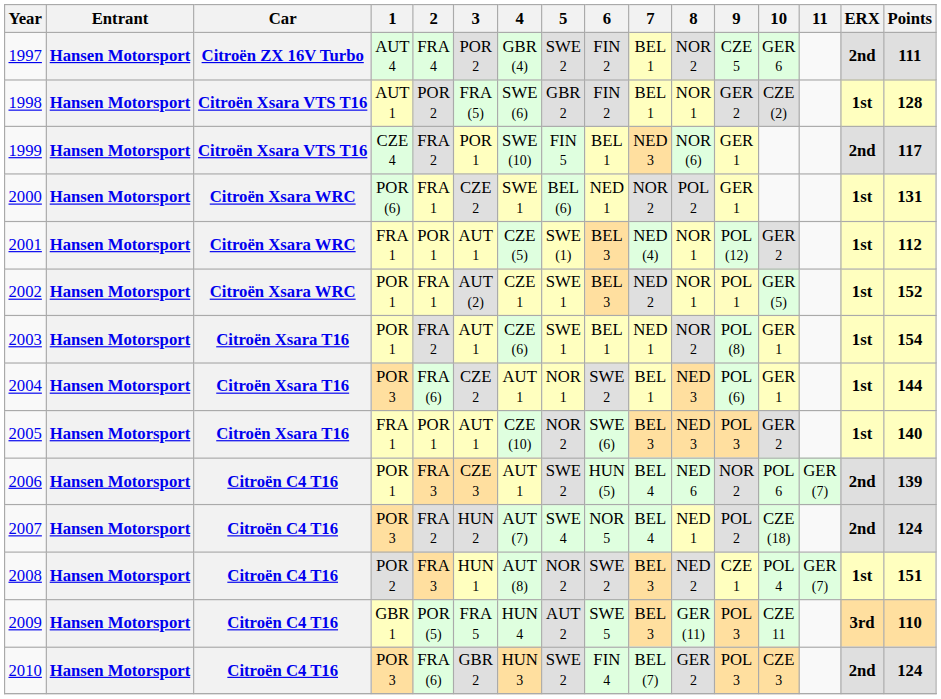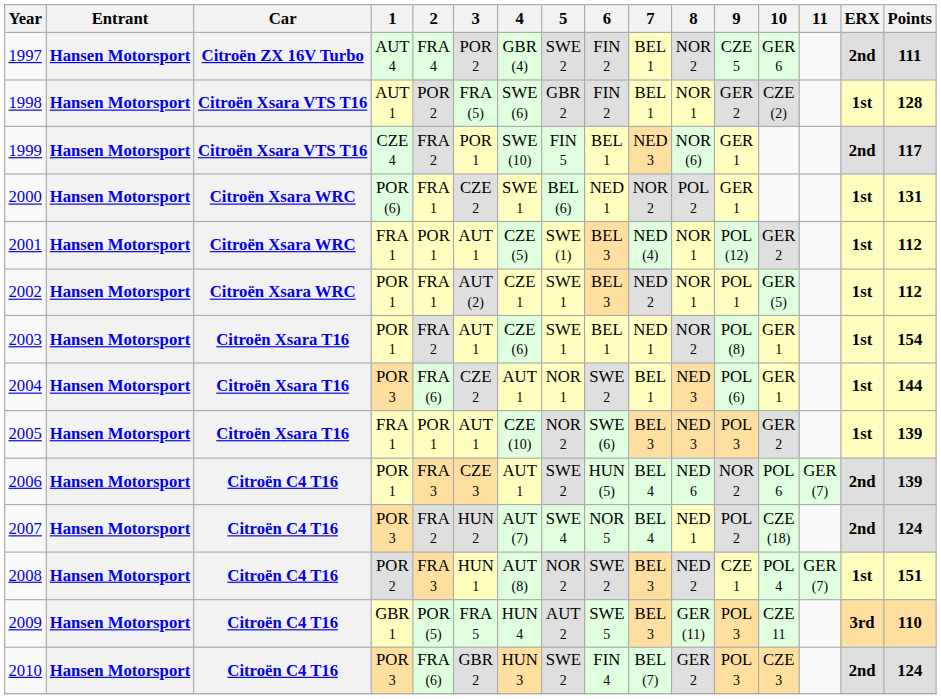(910, 292) 152 -> (910, 292) 112
(910, 434) 140 -> (910, 434) 139
